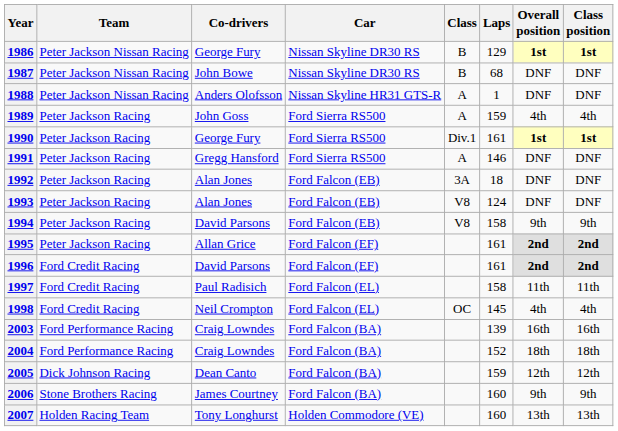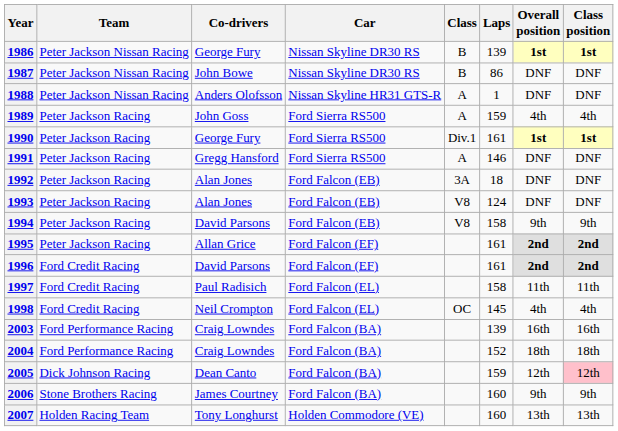(497, 52) 129 -> (497, 52) 139
(497, 73) 68 -> (497, 73) 86
(588, 372) no background -> (588, 372) pink background
